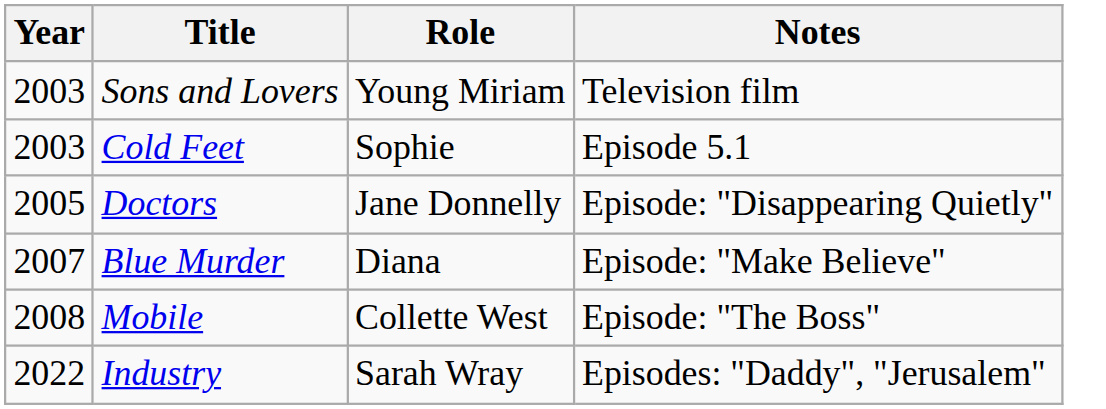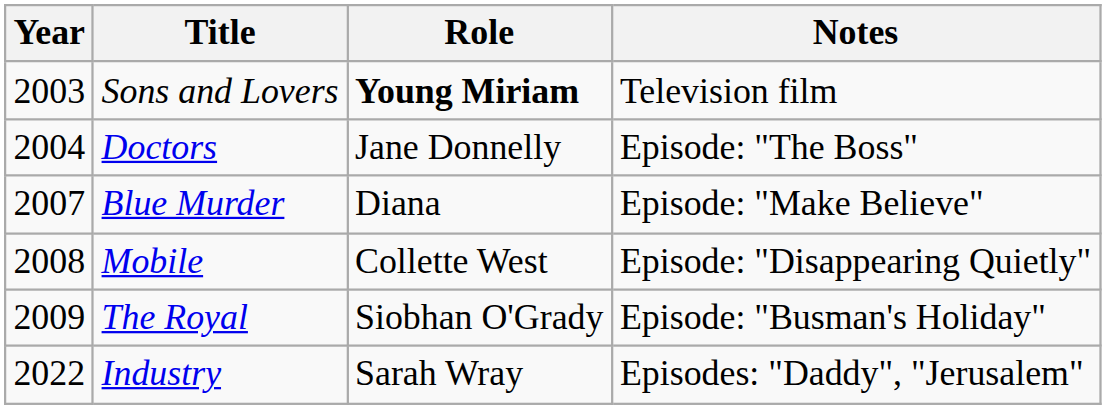(460, 89) normal -> (467, 89) bold
- row: (173, 146)
(49, 203) 2005 -> (49, 146) 2004
(818, 203) Episode: "Disappearing Quietly" -> (769, 146) Episode: "The Boss"
(731, 317) Episode: "The Boss" -> (856, 260) Episode: "Disappearing Quietly"
+ row: (175, 317)
